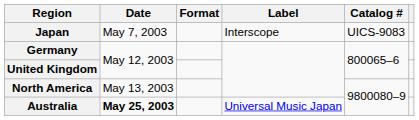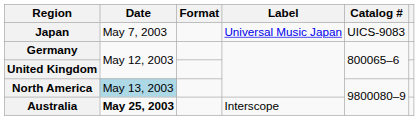(252, 32) Interscope -> (283, 32) Universal Music Japan
(138, 87) no background -> (138, 87) lightblue background
(283, 106) Universal Music Japan -> (252, 106) Interscope
